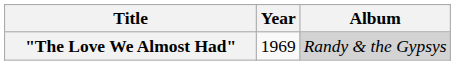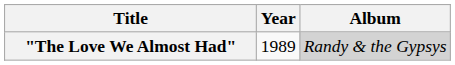(278, 45) 1969 -> (278, 45) 1989
